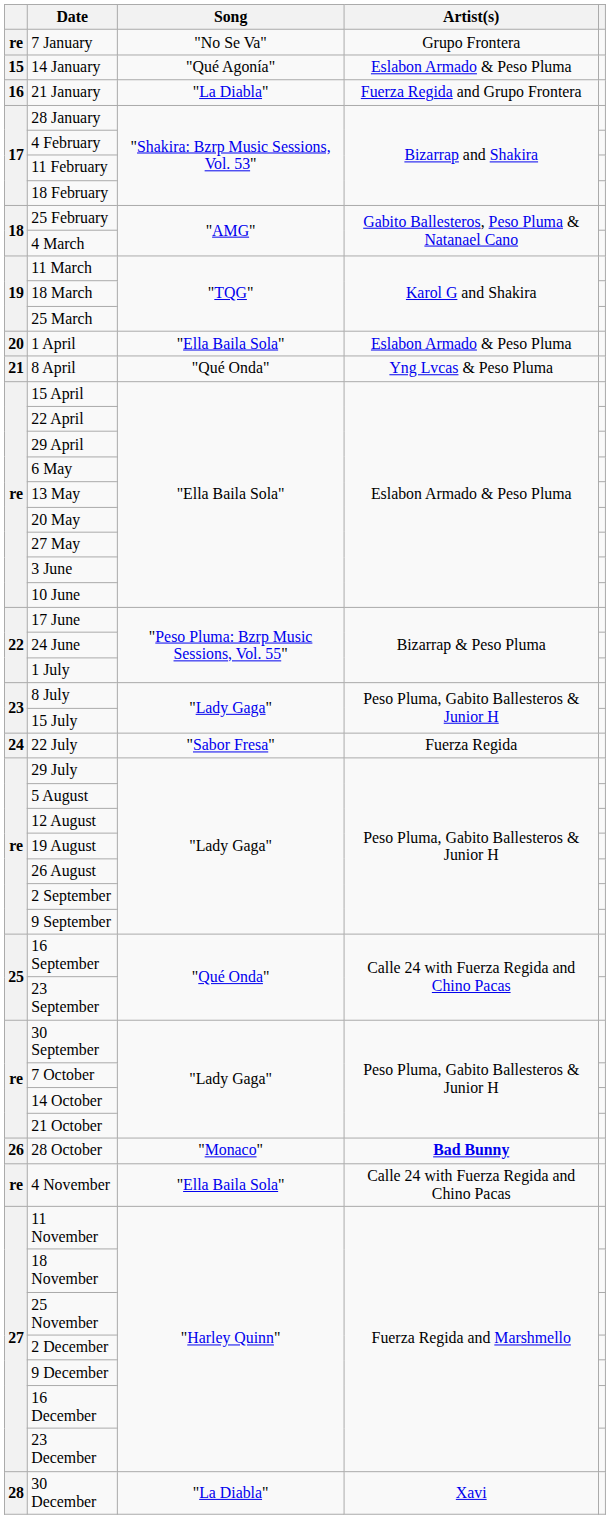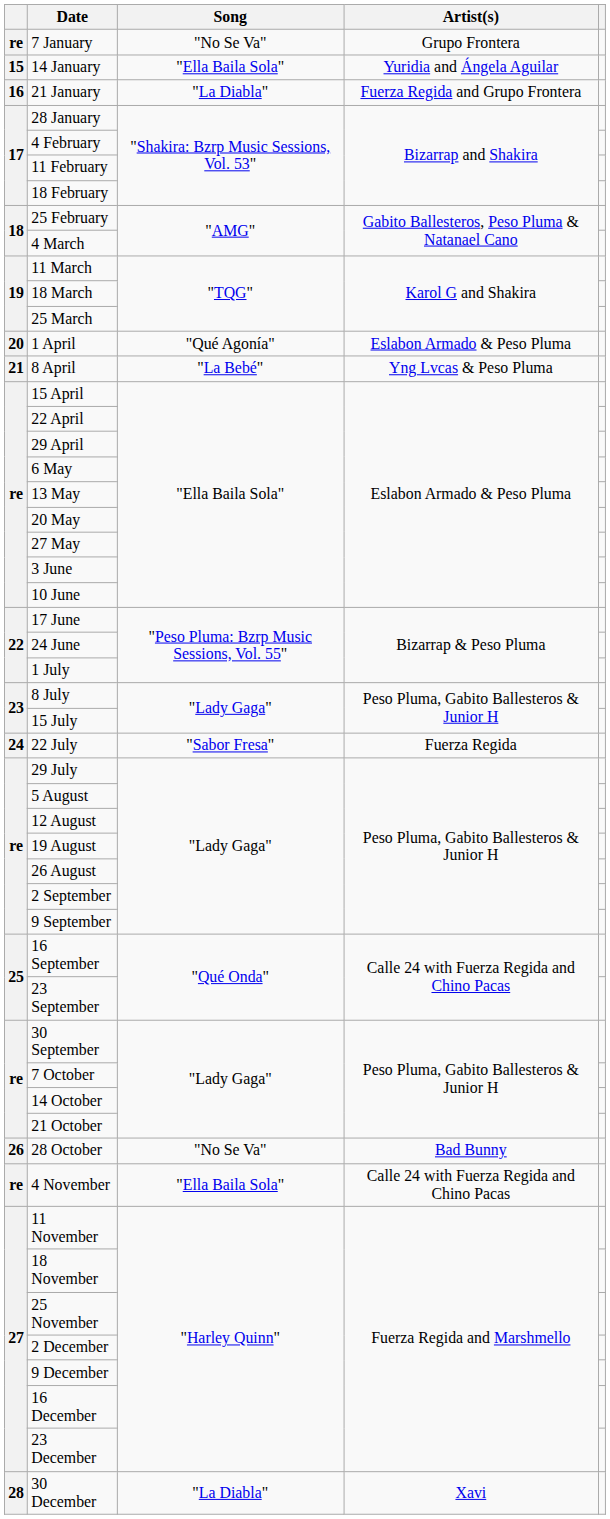(231, 67) "Qué Agonía" -> (230, 67) "Ella Baila Sola"
(471, 67) Eslabon Armado & Peso Pluma -> (471, 67) Yuridia and Ángela Aguilar
(231, 343) "Ella Baila Sola" -> (230, 343) "Qué Agonía"
(231, 368) "Qué Onda" -> (230, 368) "La Bebé"
(231, 1150) "Monaco" -> (230, 1150) "No Se Va"
(471, 1150) bold -> (471, 1150) normal
